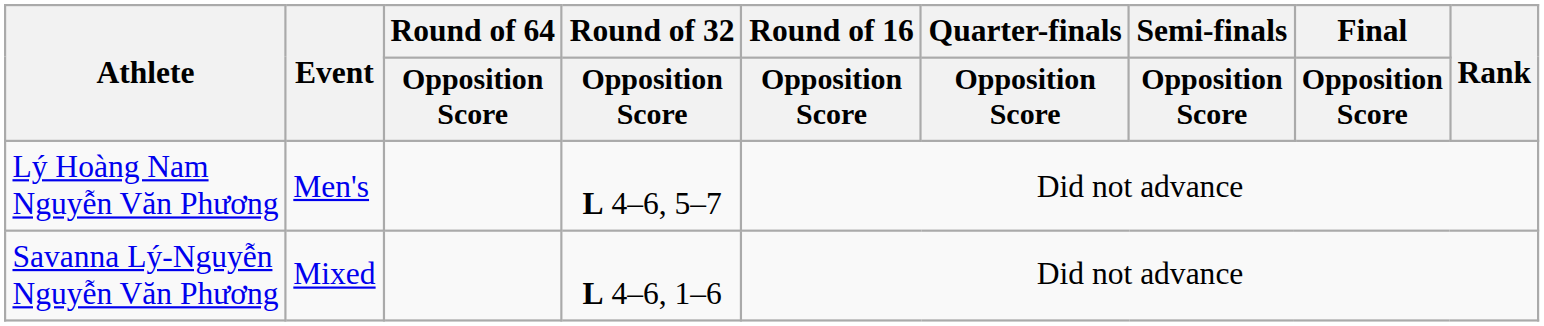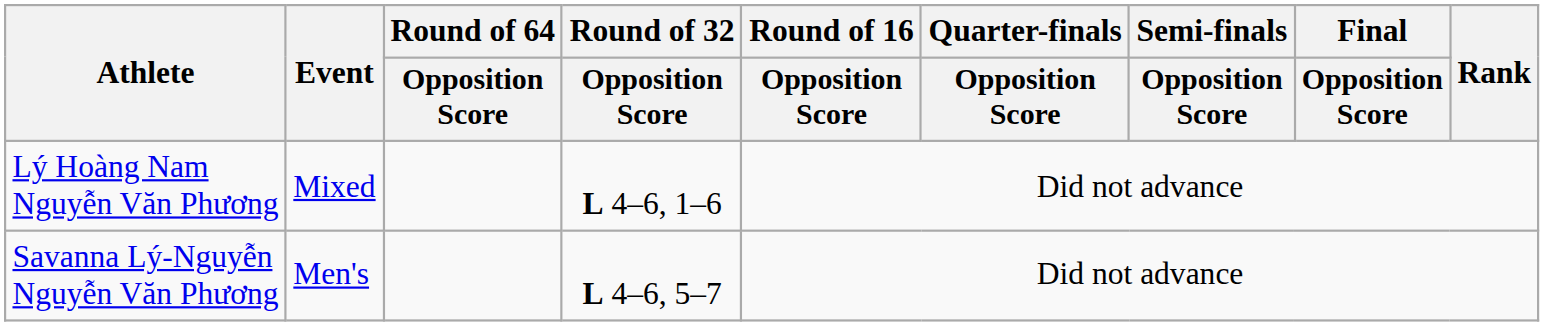(331, 185) Men's -> (334, 185) Mixed
(652, 204) L 4–6, 5–7 -> (652, 204) L 4–6, 1–6
(334, 275) Mixed -> (331, 275) Men's
(652, 293) L 4–6, 1–6 -> (652, 293) L 4–6, 5–7
